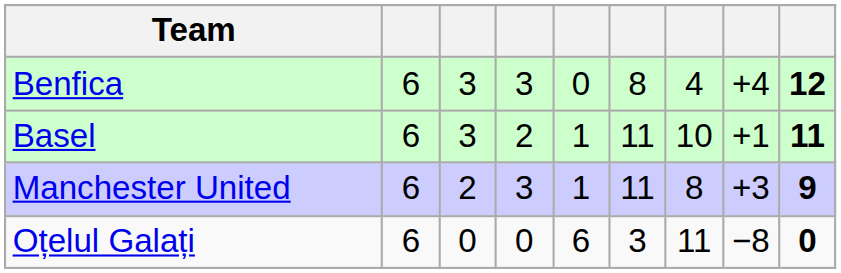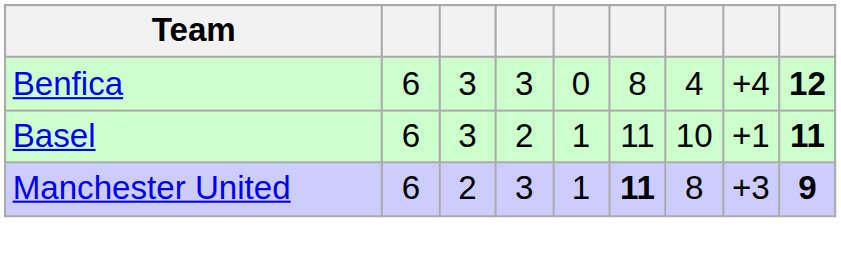(638, 188) normal -> (638, 188) bold
- row: (104, 240)
